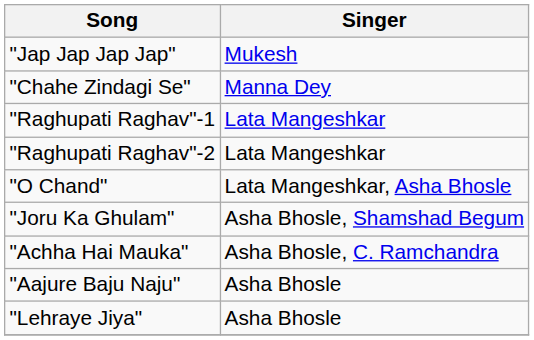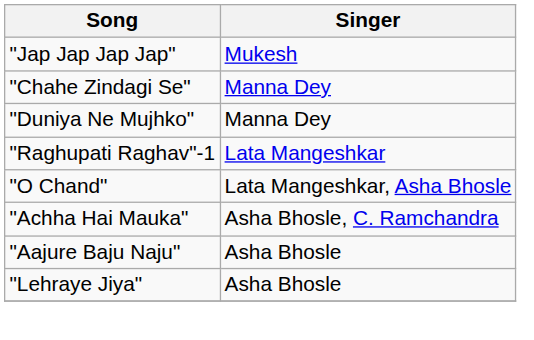+ row: (102, 119)
- row: (112, 152)
- row: (92, 218)
